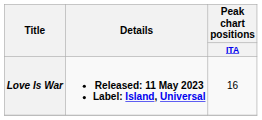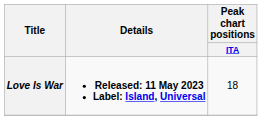(233, 86) 16 -> (233, 86) 18
